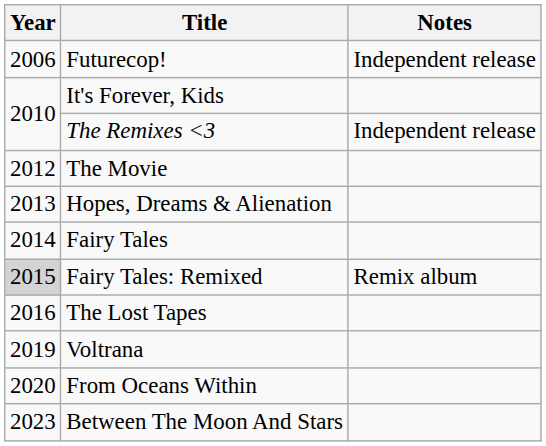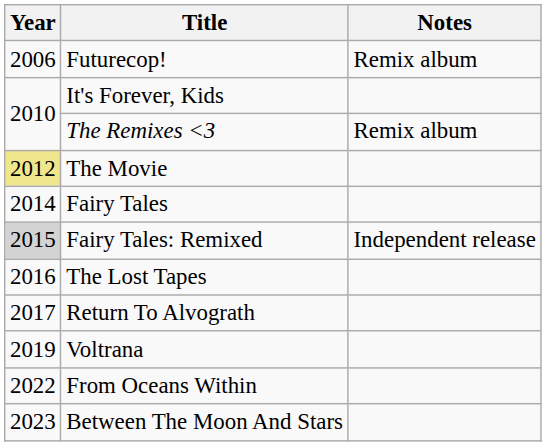(445, 58) Independent release -> (415, 58) Remix album
(445, 131) Independent release -> (415, 131) Remix album
(33, 167) no background -> (33, 167) khaki background
- row: (199, 204)
(415, 276) Remix album -> (445, 240) Independent release
+ row: (161, 312)
(33, 385) 2020 -> (33, 385) 2022
